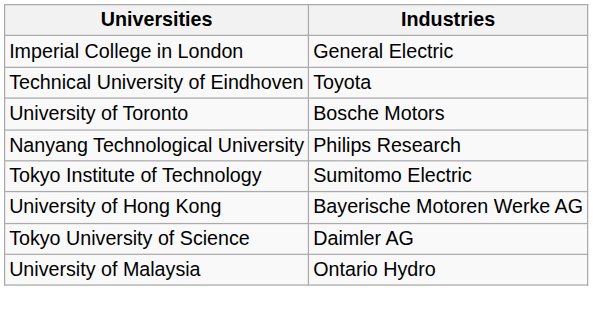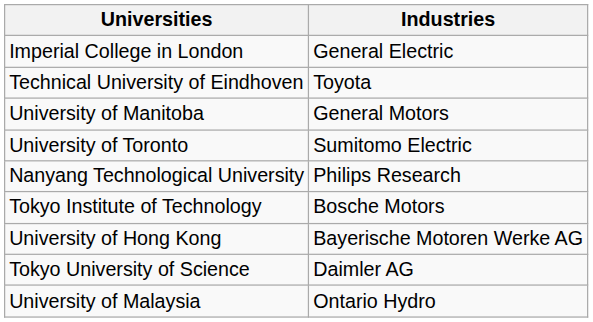+ row: (107, 113)
(379, 113) Bosche Motors -> (393, 144) Sumitomo Electric
(393, 176) Sumitomo Electric -> (379, 207) Bosche Motors
